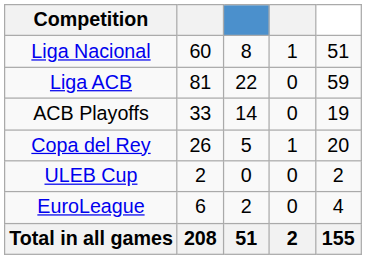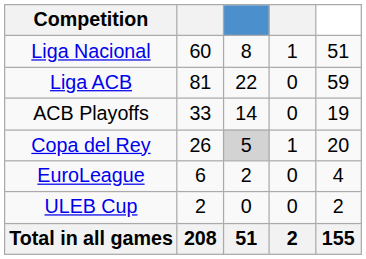(246, 144) no background -> (246, 144) lightgrey background
rows swapped: (91, 207) <-> (91, 176)
